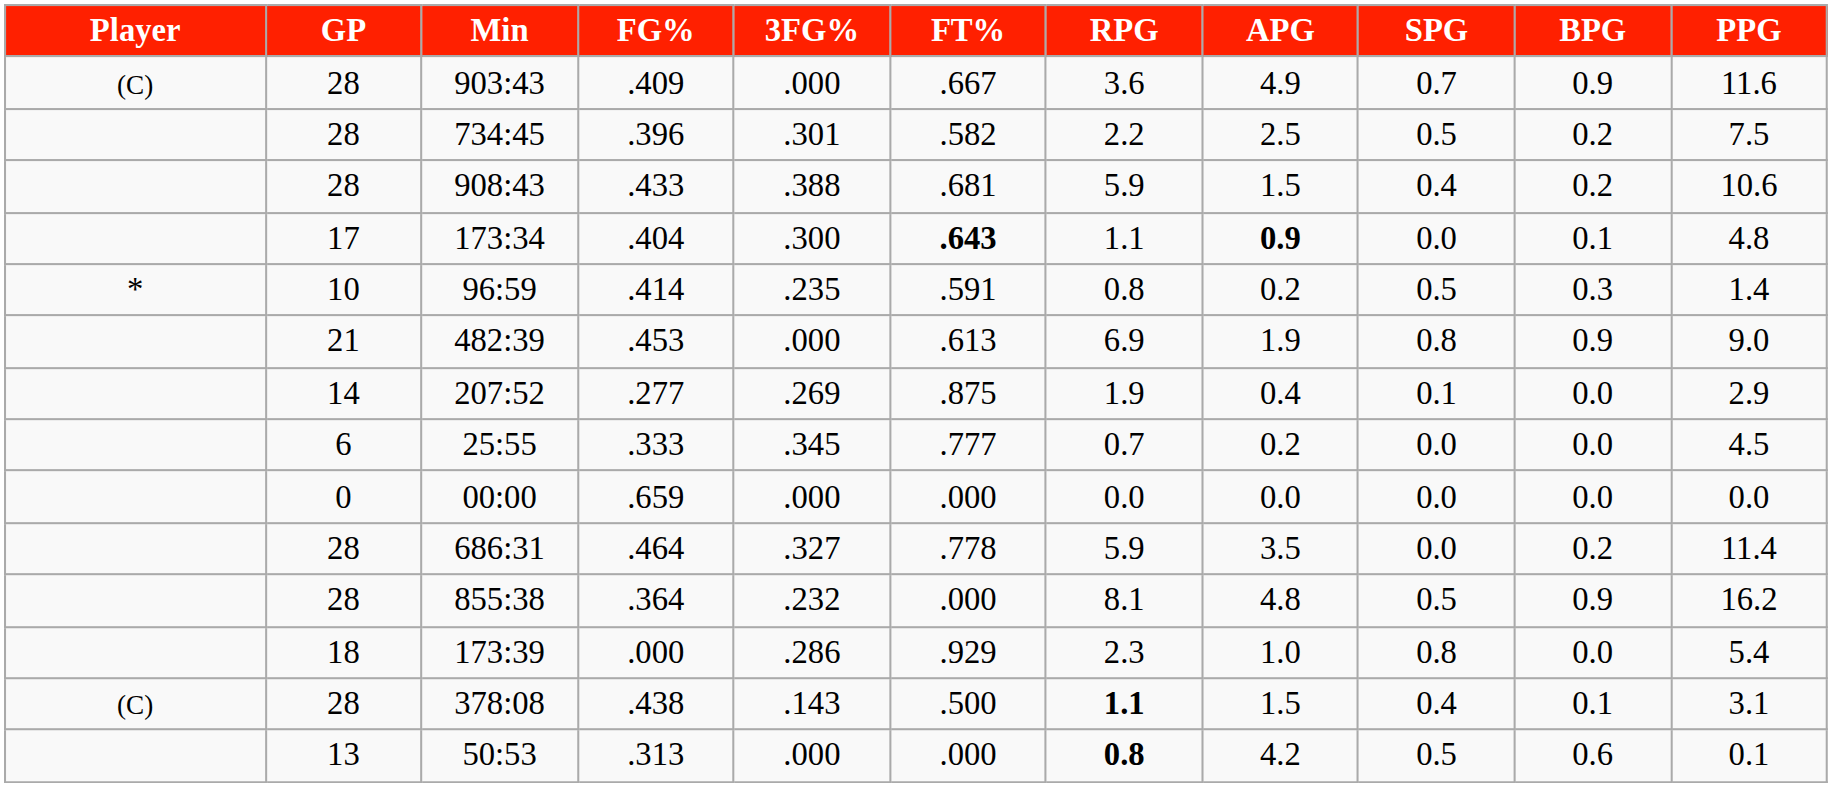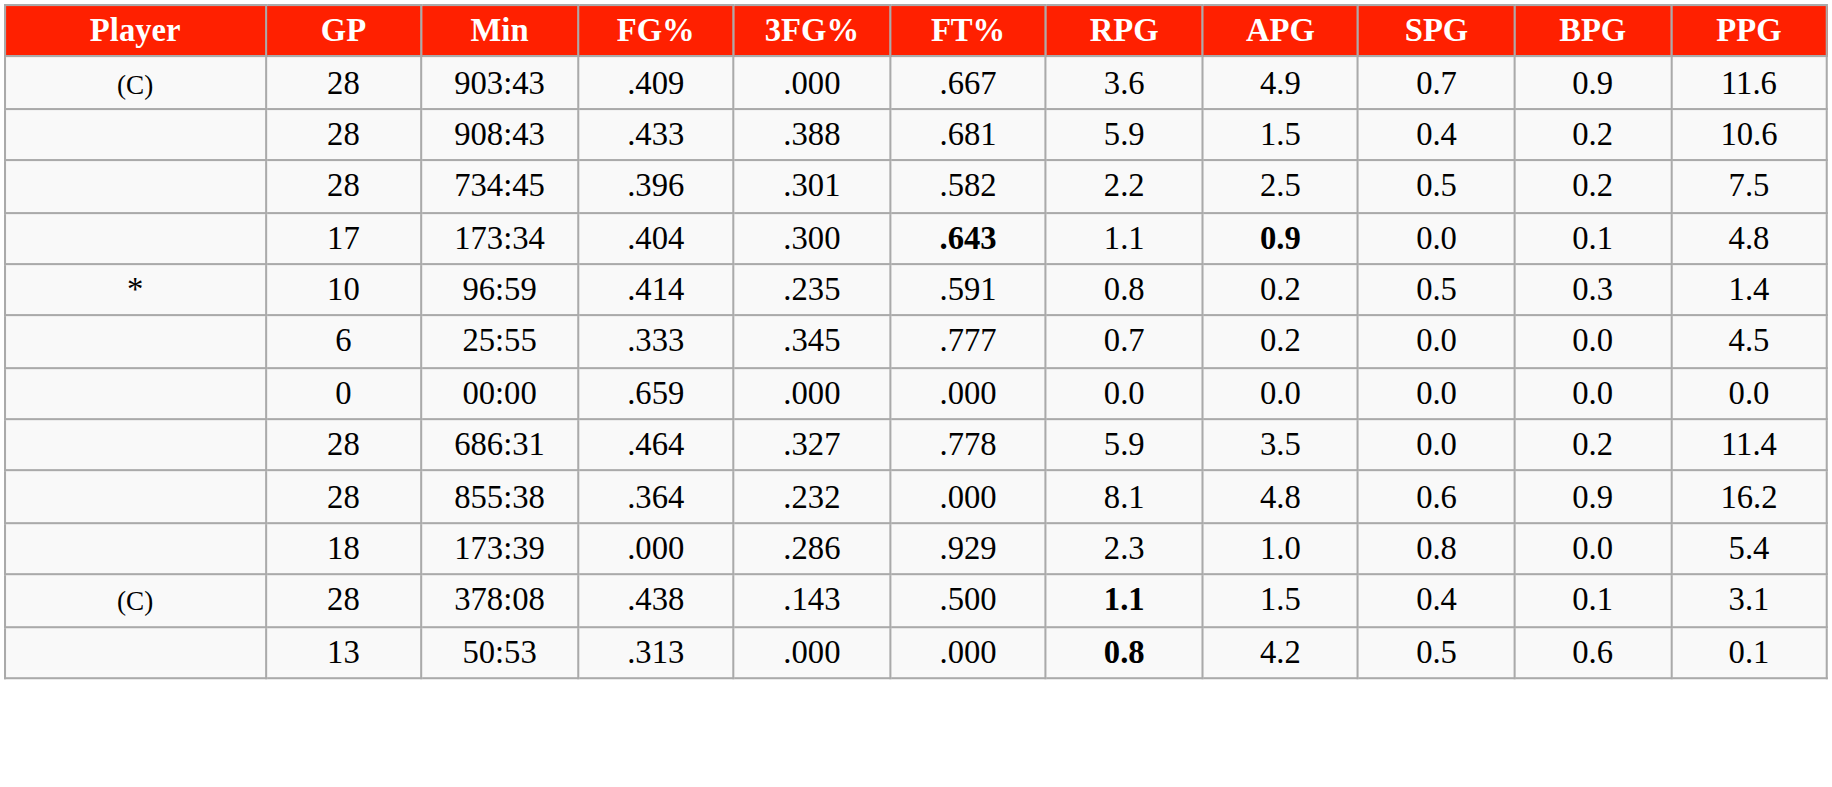rows swapped: (500, 185) <-> (500, 133)
- row: (500, 340)
- row: (500, 392)
(1437, 599) 0.5 -> (1437, 496) 0.6
